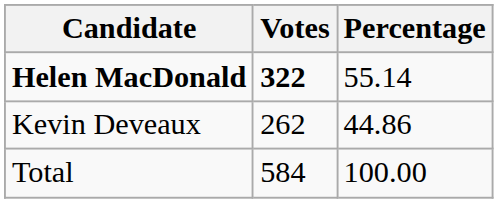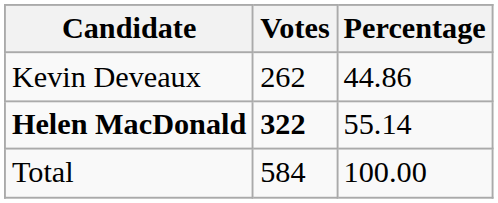rows swapped: (129, 76) <-> (106, 124)
